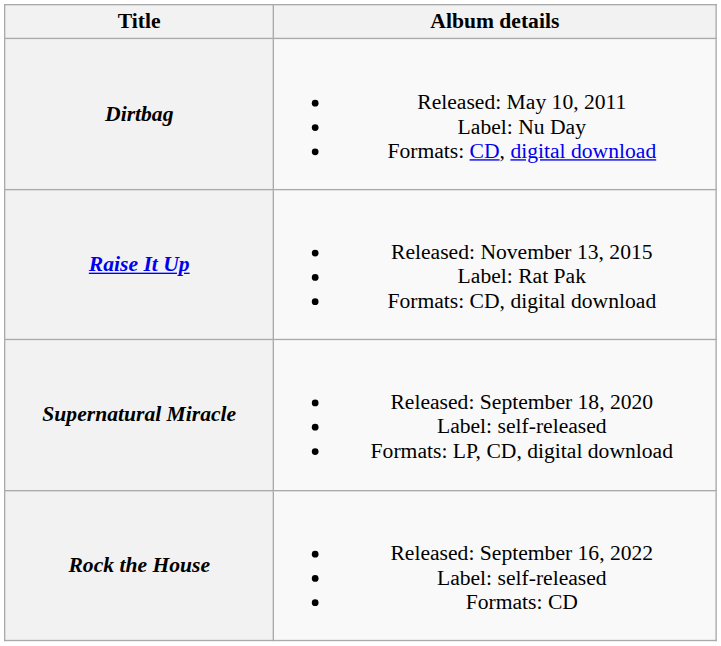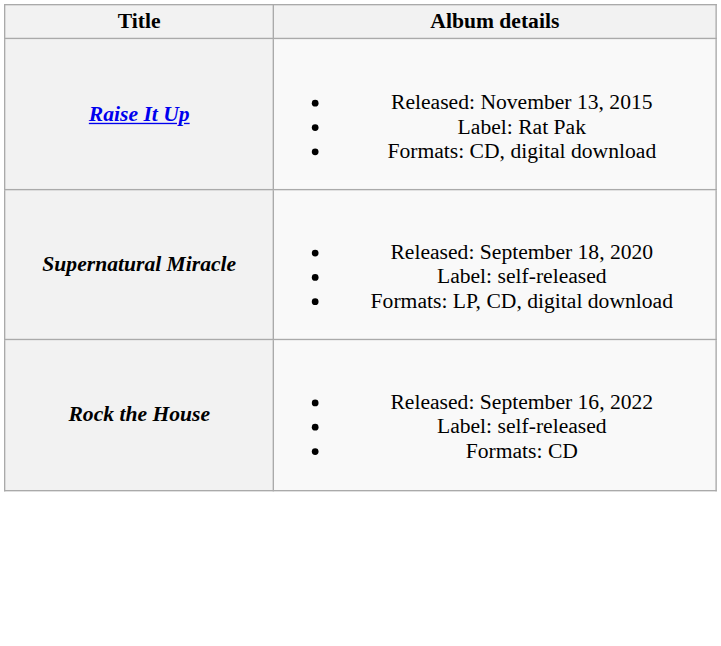- row: (139, 113)
